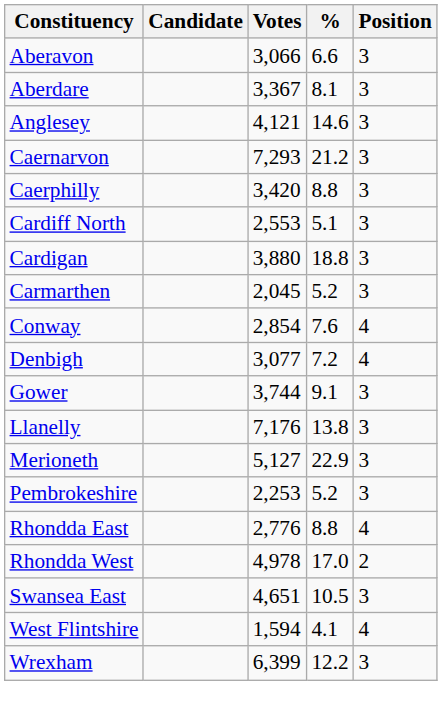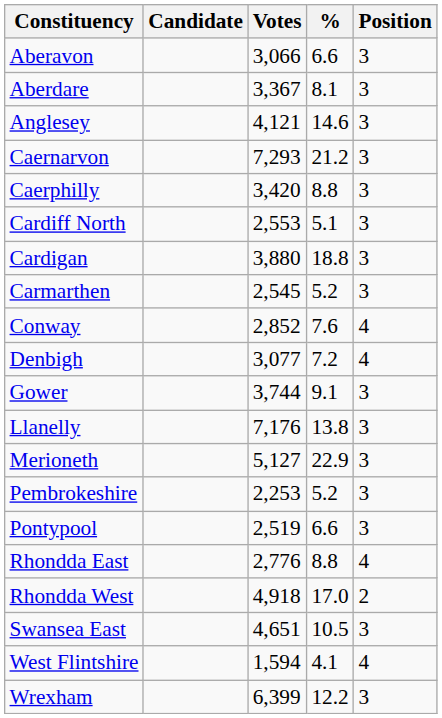(277, 291) 2,045 -> (277, 291) 2,545
(277, 325) 2,854 -> (277, 325) 2,852
+ row: (53, 527)
(277, 561) 4,978 -> (277, 595) 4,918
